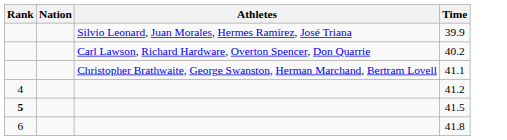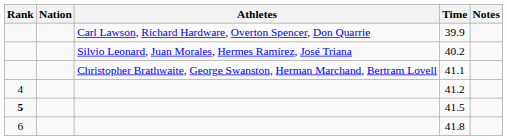+ column: (486, 14)
(214, 32) Silvio Leonard, Juan Morales, Hermes Ramírez, José Triana -> (224, 32) Carl Lawson, Richard Hardware, Overton Spencer, Don Quarrie
(224, 51) Carl Lawson, Richard Hardware, Overton Spencer, Don Quarrie -> (214, 51) Silvio Leonard, Juan Morales, Hermes Ramírez, José Triana
